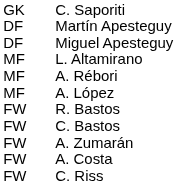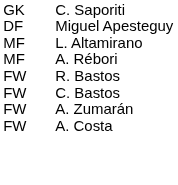- row: (113, 26)
- row: (85, 93)
- row: (79, 176)
